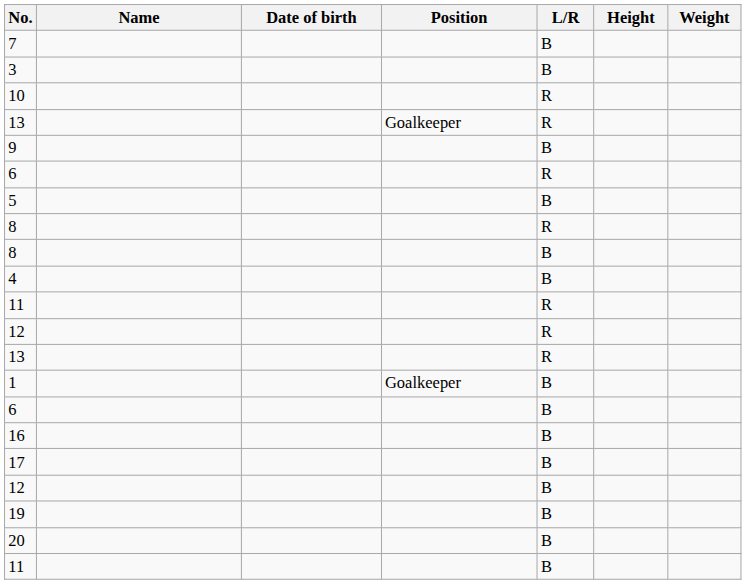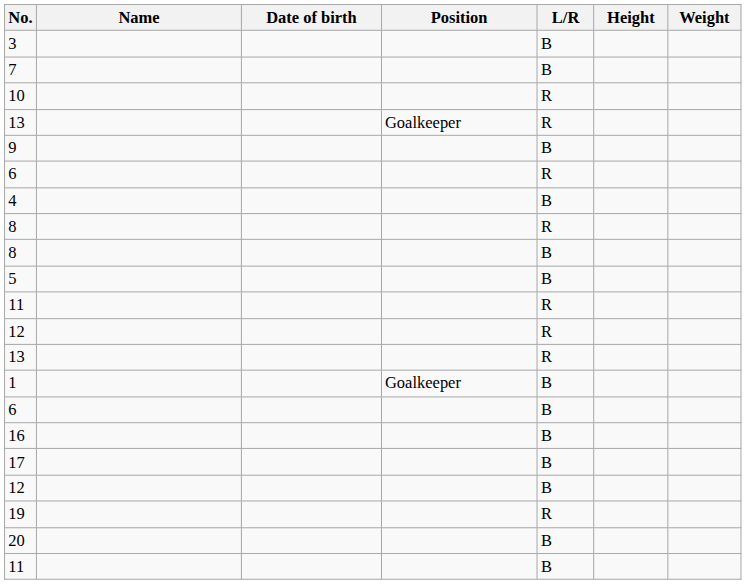rows swapped: (12, 43) <-> (12, 69)
rows swapped: (12, 278) <-> (12, 200)
(546, 514) B -> (546, 514) R
